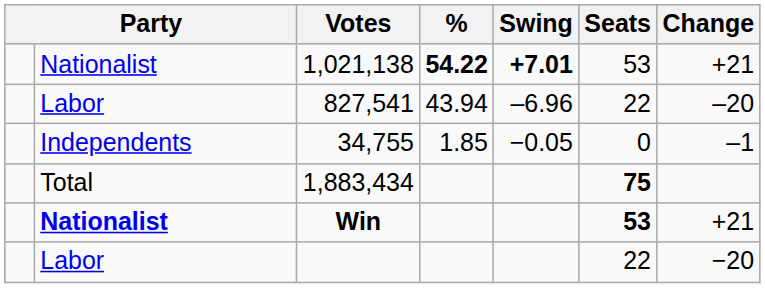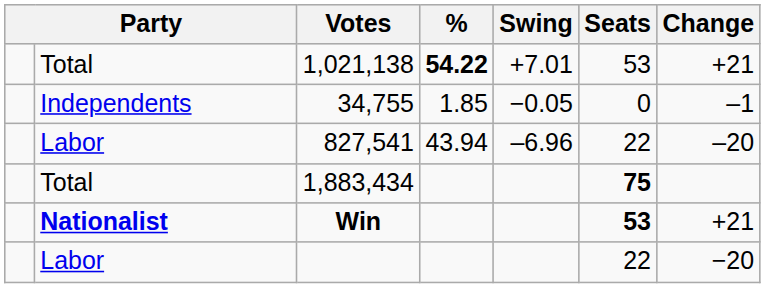(99, 63) Nationalist -> (67, 63) Total
(541, 63) bold -> (541, 63) normal
rows swapped: (369, 103) <-> (376, 143)
